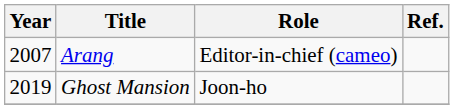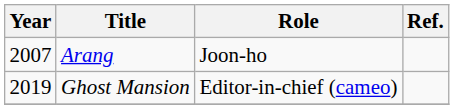(298, 54) Editor-in-chief (cameo) -> (233, 54) Joon-ho
(233, 87) Joon-ho -> (298, 87) Editor-in-chief (cameo)
